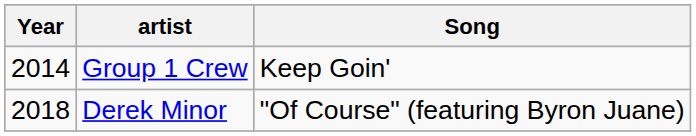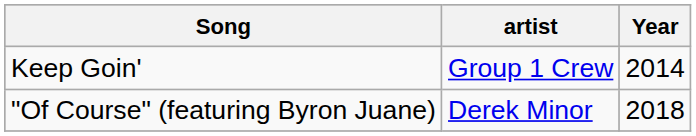columns swapped: (40, 27) <-> (472, 27)
